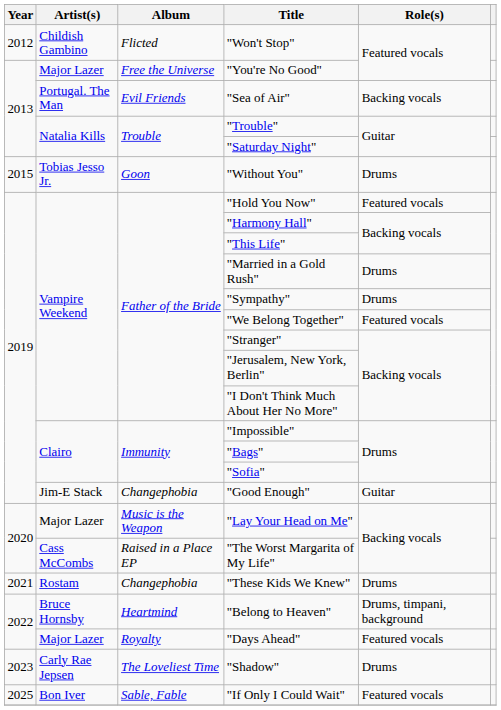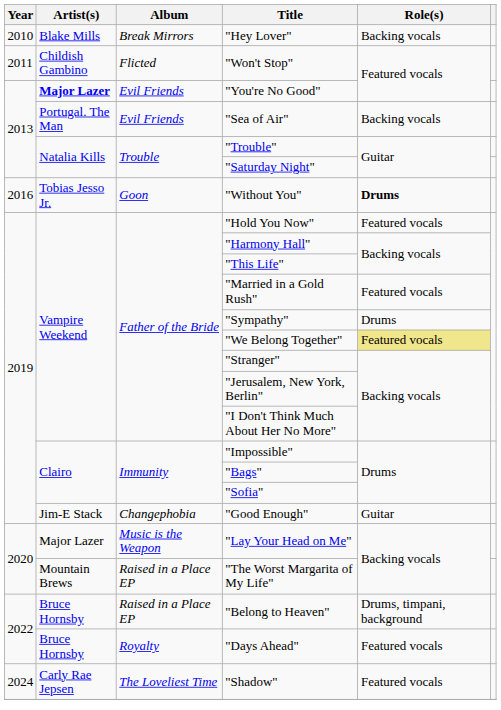+ row: (258, 35)
(20, 42) 2012 -> (20, 63) 2011
(71, 70) normal -> (75, 91) bold
(168, 70) Free the Universe -> (152, 91) Evil Friends
(20, 174) 2015 -> (20, 195) 2016
(379, 174) normal -> (380, 195) bold
(379, 271) Drums -> (402, 291) Featured vocals
(403, 319) no background -> (402, 340) khaki background
(66, 555) Cass McCombs -> (64, 576) Mountain Brews
- row: (288, 583)
(149, 611) Heartmind -> (165, 611) Raised in a Place EP
(71, 639) Major Lazer -> (62, 646) Bruce Hornsby
(20, 667) 2023 -> (20, 681) 2024
(379, 667) Drums -> (402, 681) Featured vocals
- row: (286, 694)
